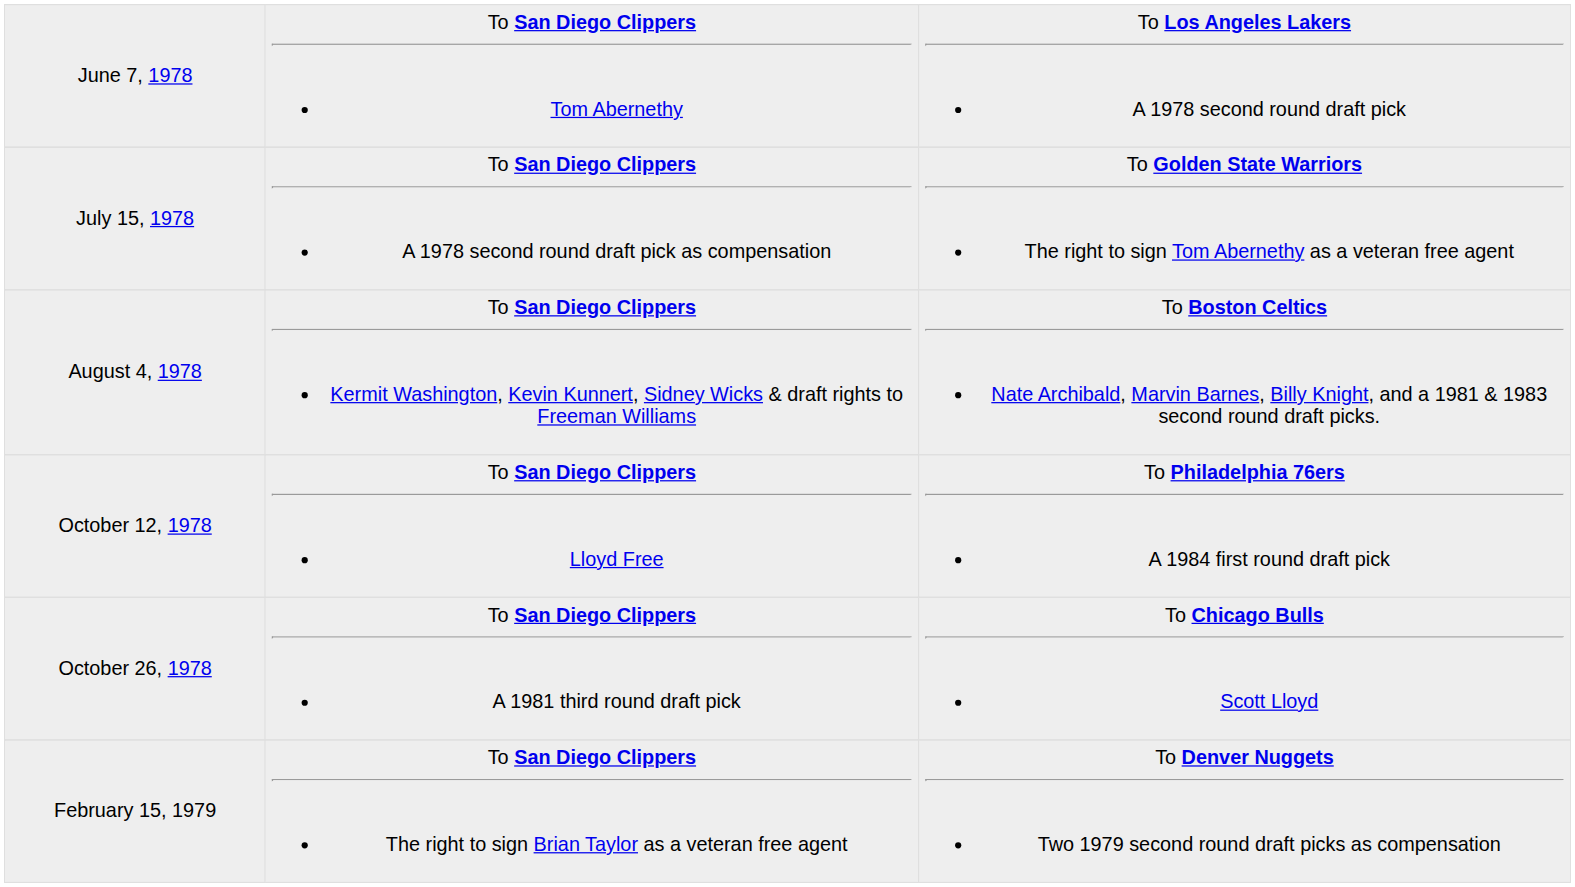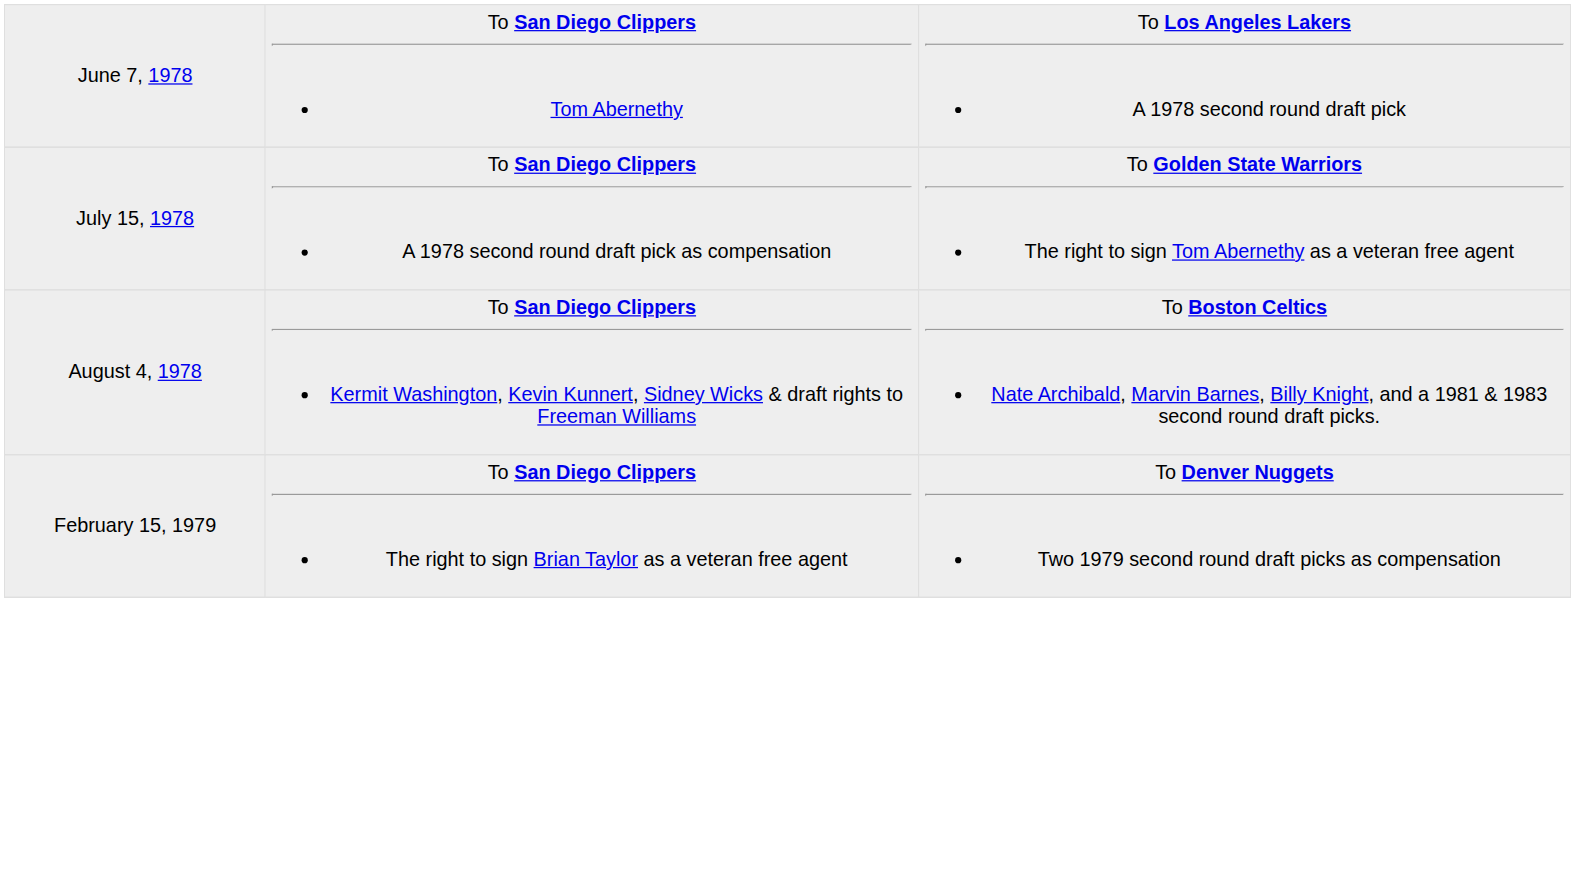- row: (135, 525)
- row: (135, 668)
